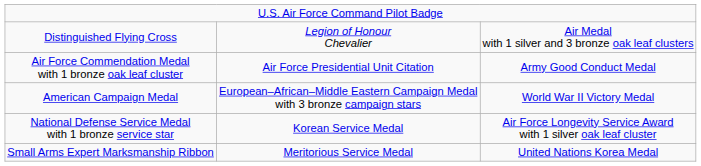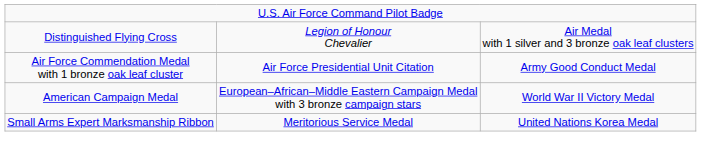- row: (111, 128)
